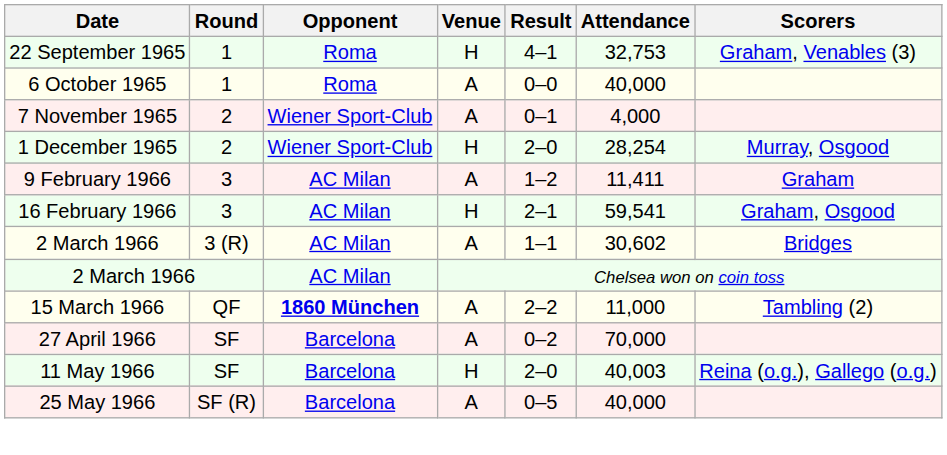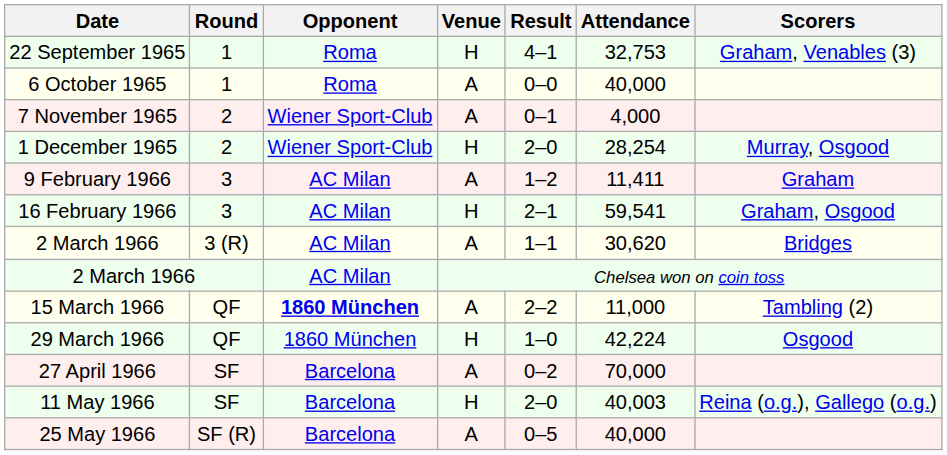(635, 243) 30,602 -> (635, 243) 30,620
+ row: (97, 338)
